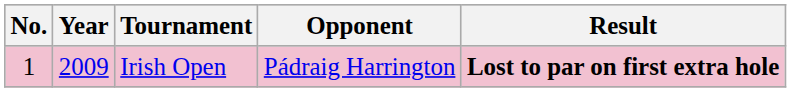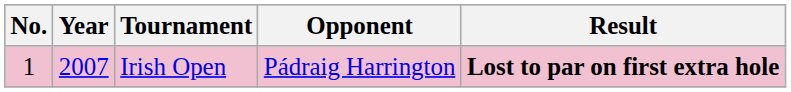(84, 66) 2009 -> (84, 66) 2007
